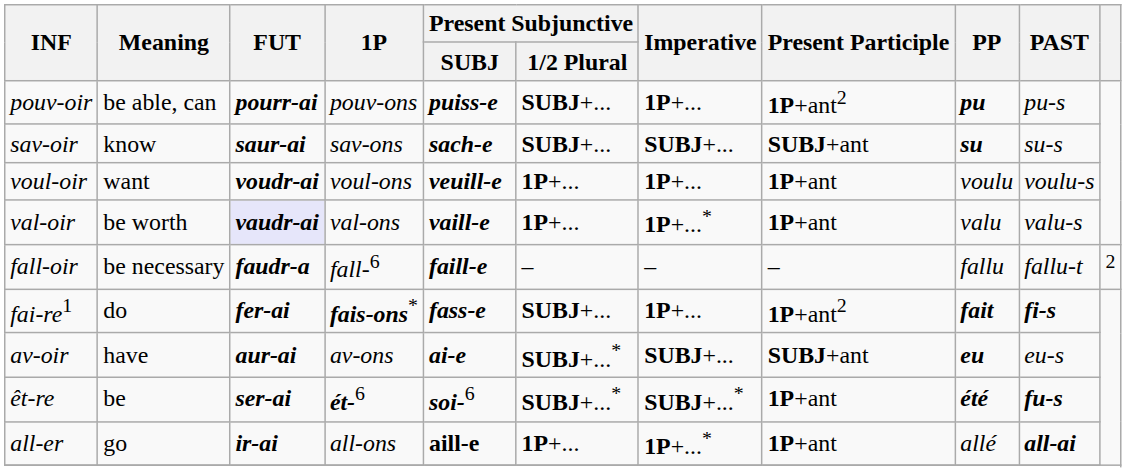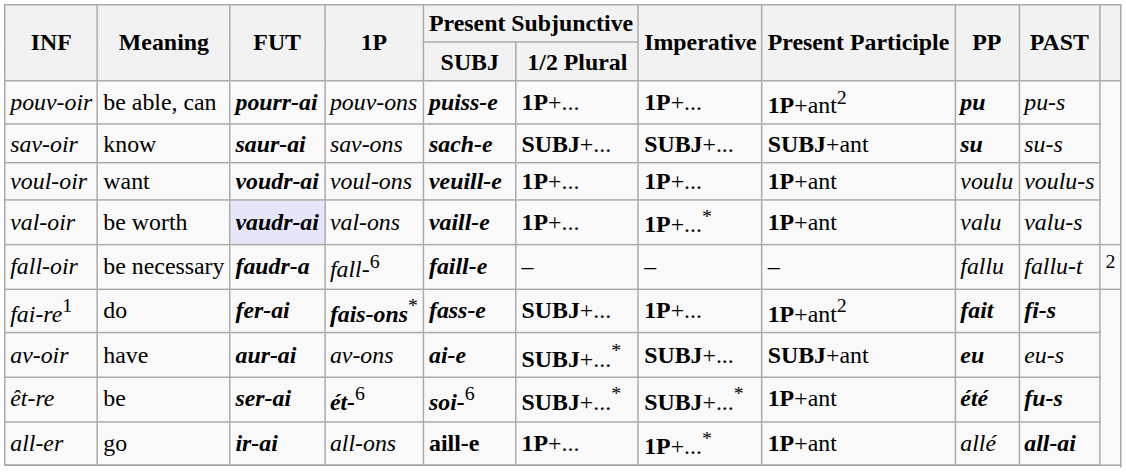(566, 102) SUBJ+... -> (550, 102) 1P+...
